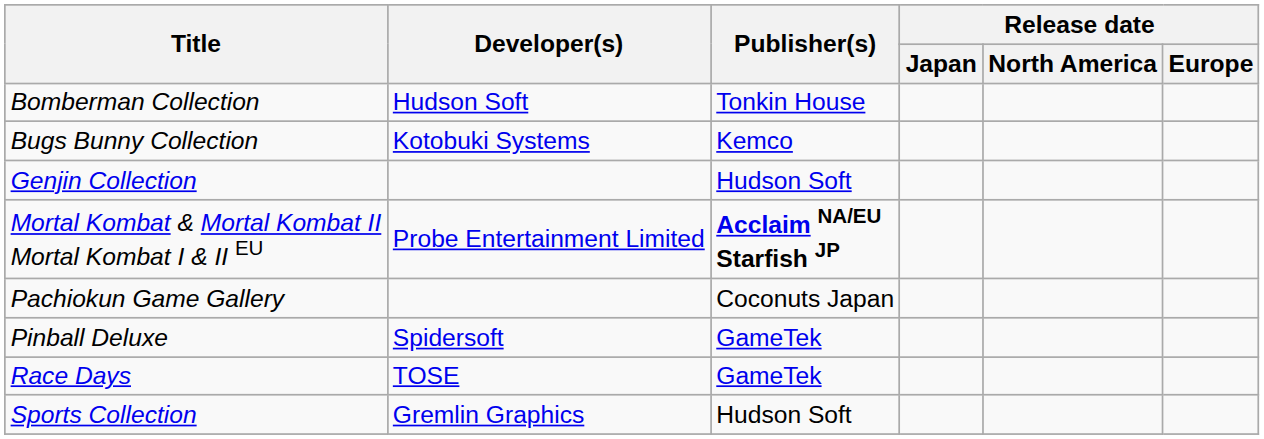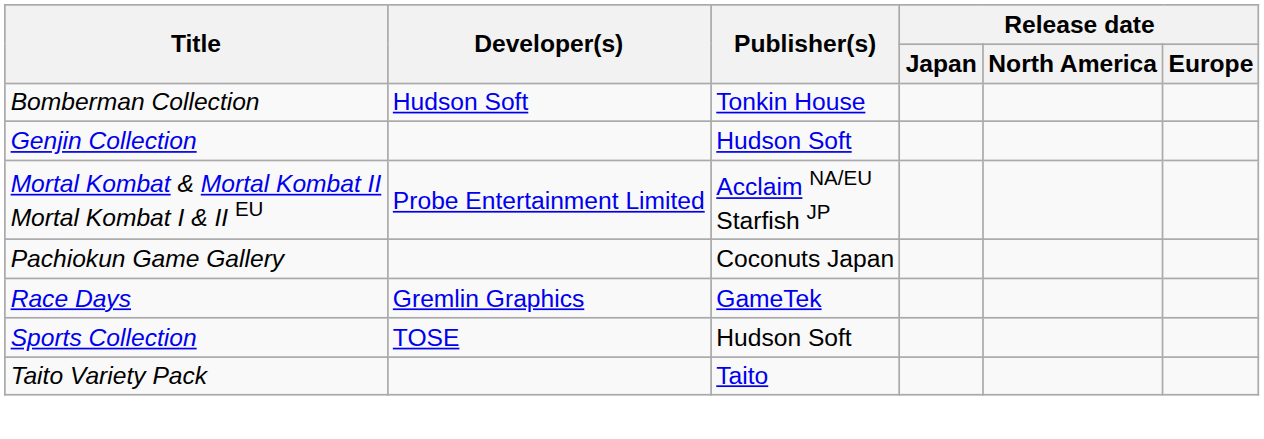- row: (134, 141)
(799, 239) bold -> (794, 200) normal
- row: (89, 337)
(426, 376) TOSE -> (489, 298) Gremlin Graphics
(489, 415) Gremlin Graphics -> (426, 337) TOSE
+ row: (109, 376)
